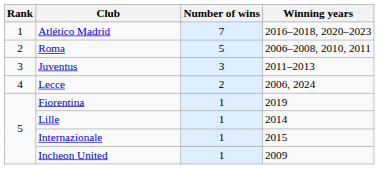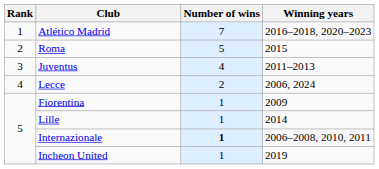(318, 48) 2006–2008, 2010, 2011 -> (276, 48) 2015
(222, 66) 3 -> (222, 66) 4
(276, 102) 2019 -> (276, 102) 2009
(222, 137) normal -> (222, 137) bold
(276, 137) 2015 -> (318, 137) 2006–2008, 2010, 2011
(276, 155) 2009 -> (276, 155) 2019
